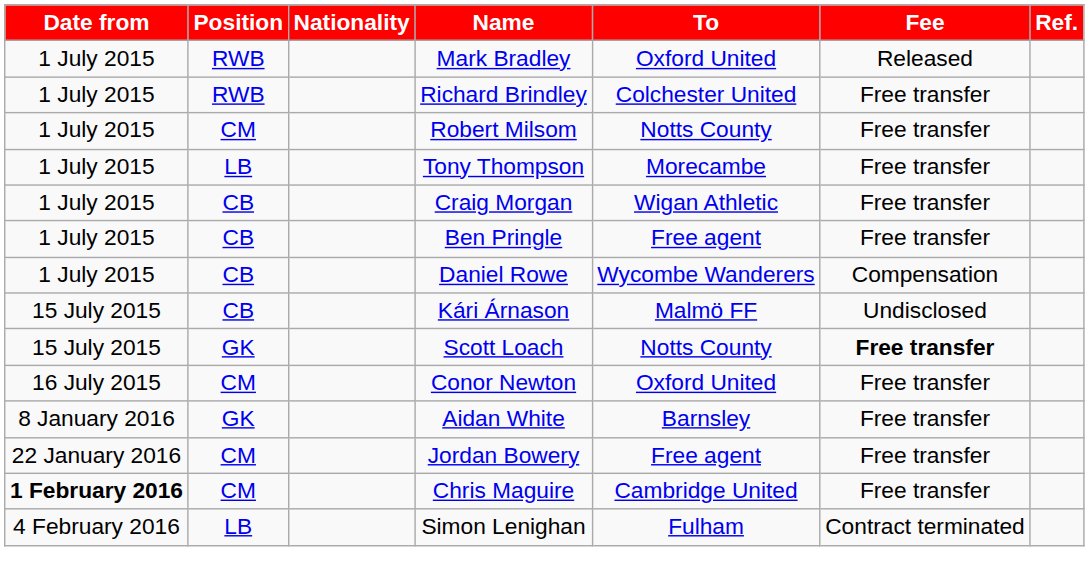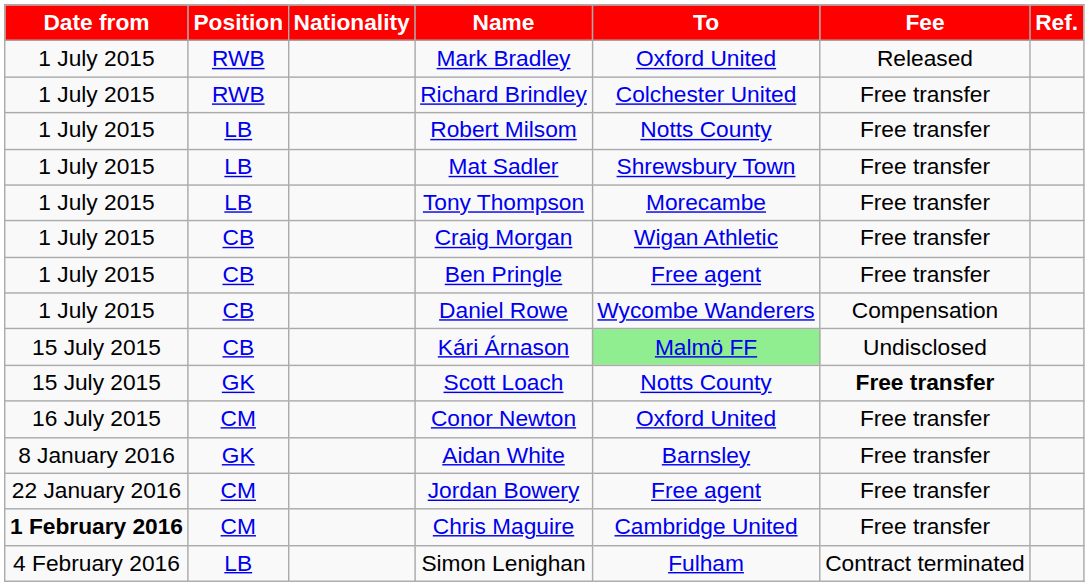(238, 130) CM -> (238, 130) LB
+ row: (504, 166)
(706, 310) no background -> (706, 346) lightgreen background
